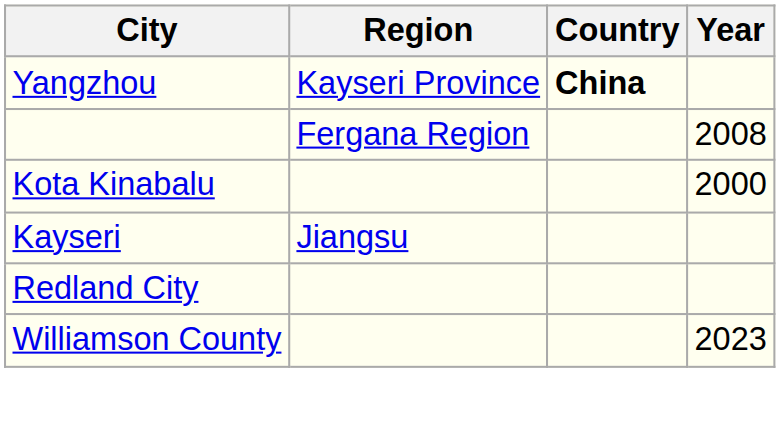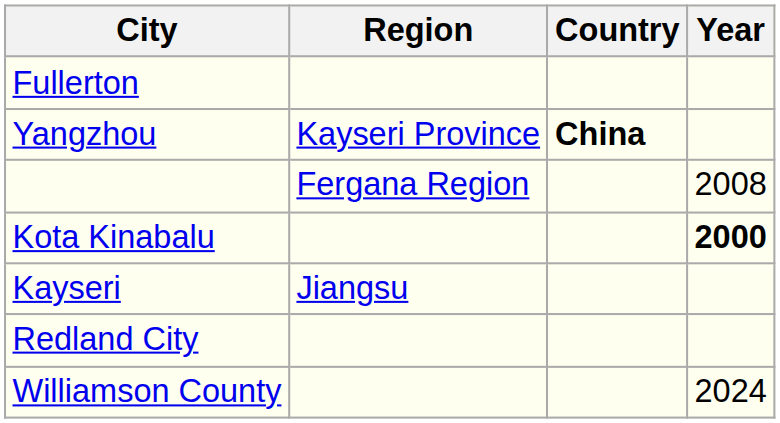+ row: (76, 82)
(731, 185) normal -> (731, 236) bold
(731, 339) 2023 -> (731, 391) 2024
